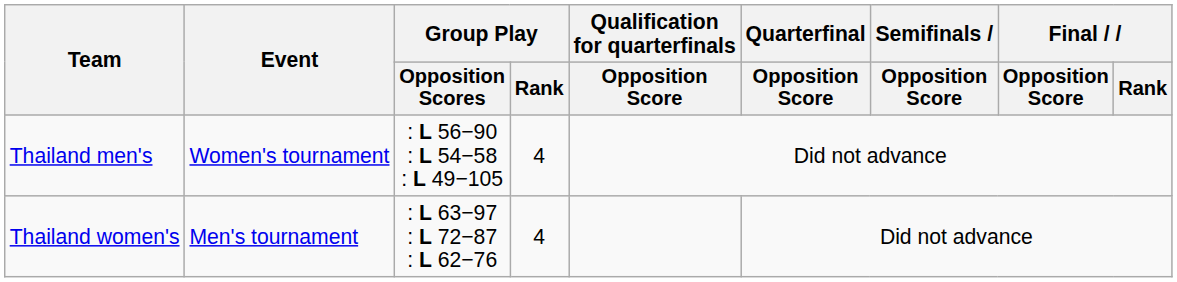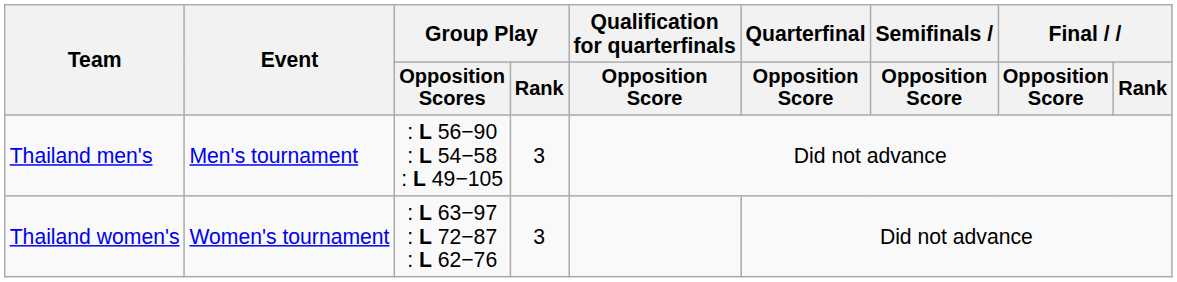(289, 156) Women's tournament -> (274, 156) Men's tournament
(539, 156) 4 -> (539, 156) 3
(274, 236) Men's tournament -> (289, 236) Women's tournament
(539, 236) 4 -> (539, 236) 3
